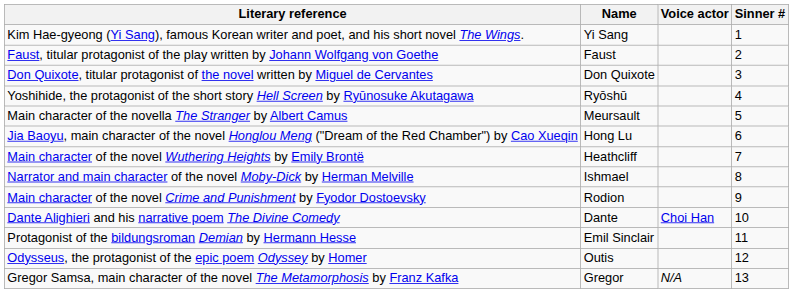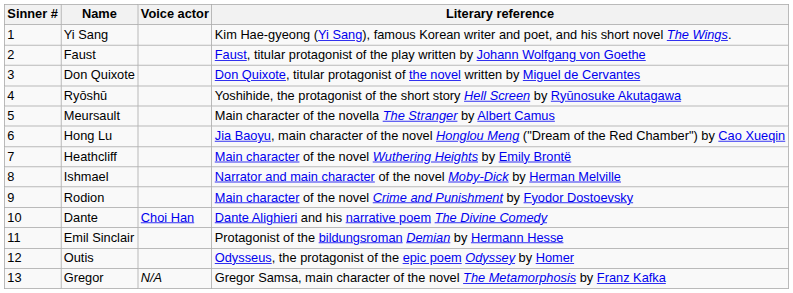columns swapped: (760, 14) <-> (293, 14)
